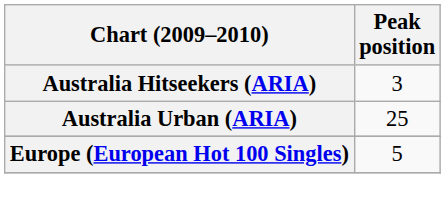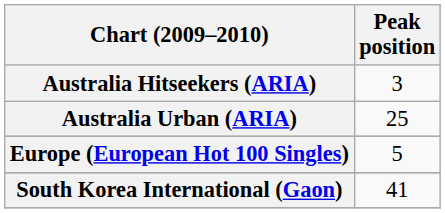+ row: (179, 189)
